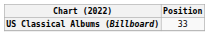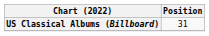(183, 24) 33 -> (183, 24) 31
